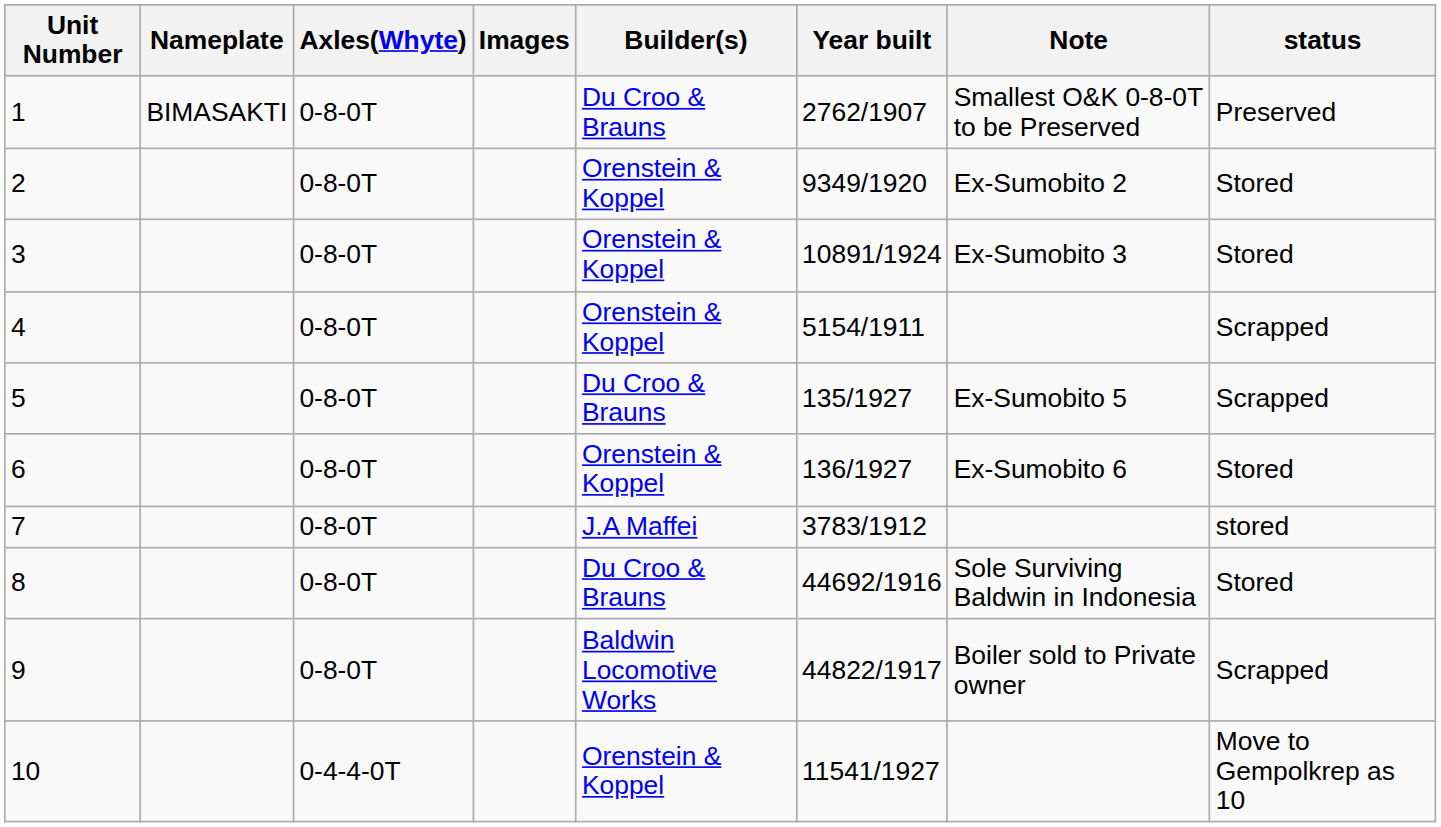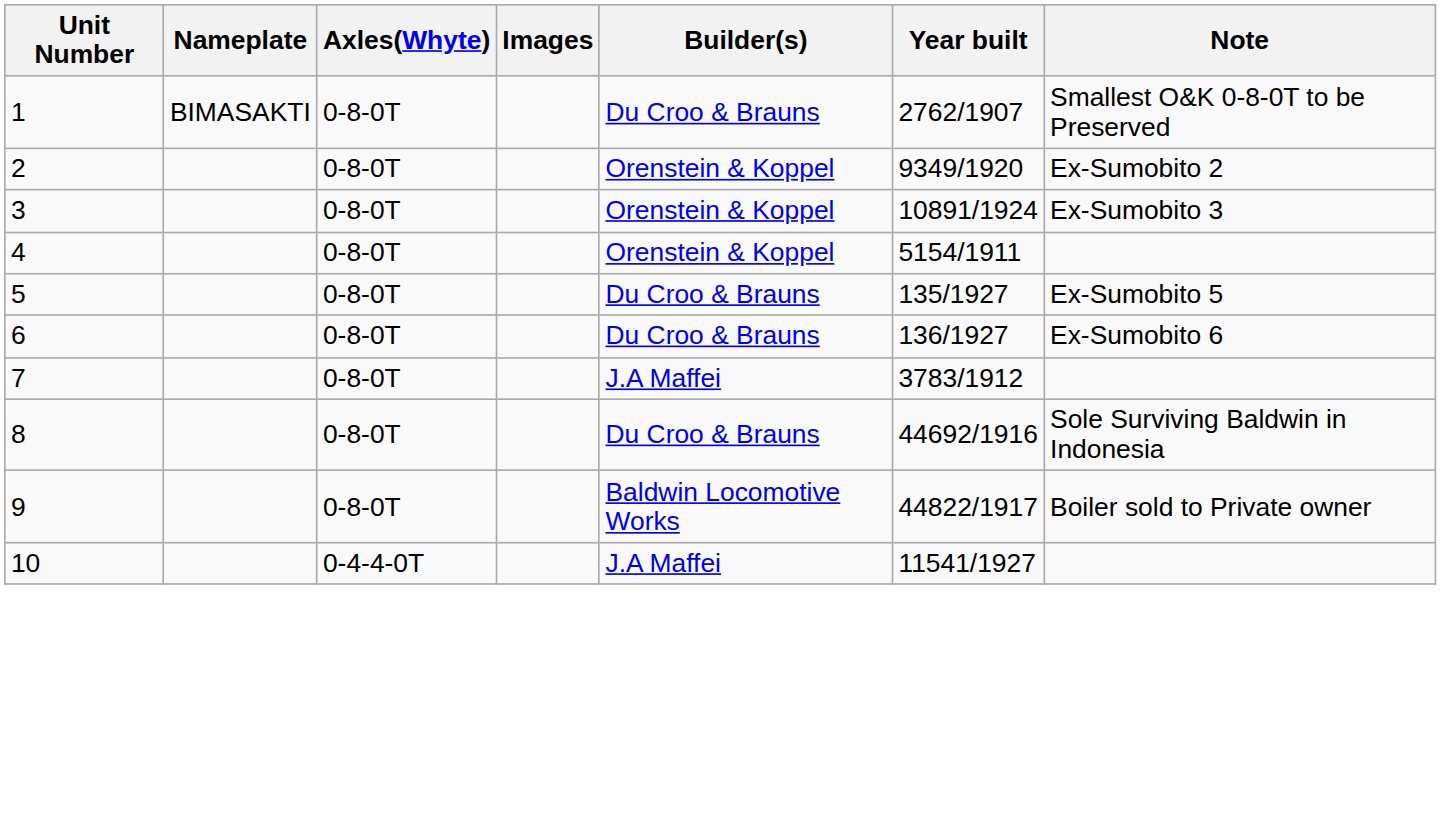- column: (1323, 40)
(652, 469) Orenstein & Koppel -> (713, 336) Du Croo & Brauns
(652, 770) Orenstein & Koppel -> (663, 562) J.A Maffei
